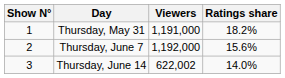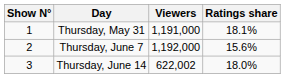(241, 31) 18.2% -> (241, 31) 18.1%
(241, 65) 14.0% -> (241, 65) 18.0%
